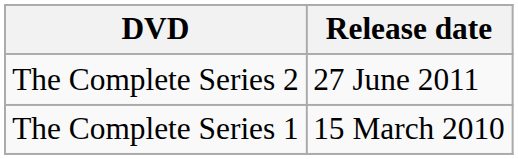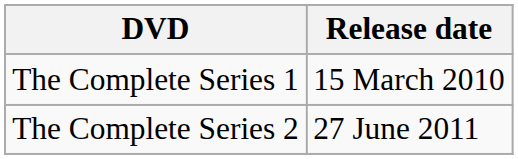rows swapped: (155, 128) <-> (155, 79)
